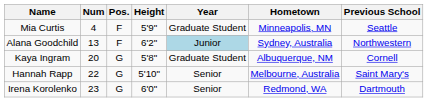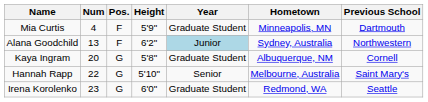(382, 27) Seattle -> (382, 27) Dartmouth
(207, 89) Senior -> (207, 89) Graduate Student
(382, 89) Dartmouth -> (382, 89) Seattle
